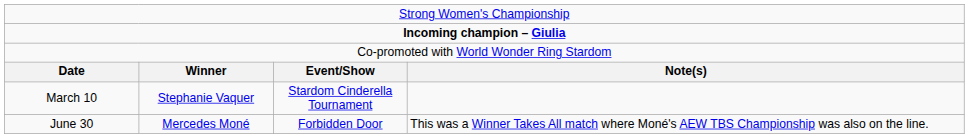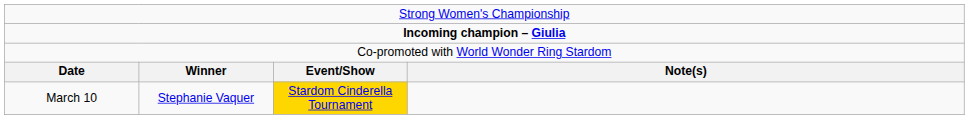(340, 98) no background -> (340, 98) gold background
- row: (72, 124)
